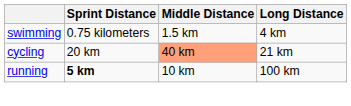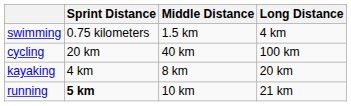(178, 52) lightsalmon background -> (178, 52) no background
(276, 52) 21 km -> (280, 52) 100 km
+ row: (31, 71)
(280, 71) 100 km -> (276, 91) 21 km
